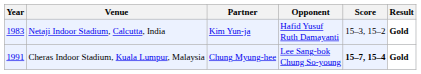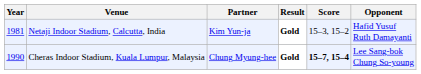columns swapped: (311, 12) <-> (402, 12)
(15, 32) 1983 -> (15, 32) 1981
(15, 57) 1991 -> (15, 57) 1990
